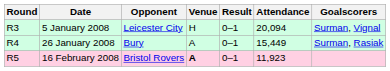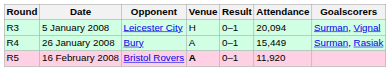(271, 58) 11,923 -> (271, 58) 11,920
